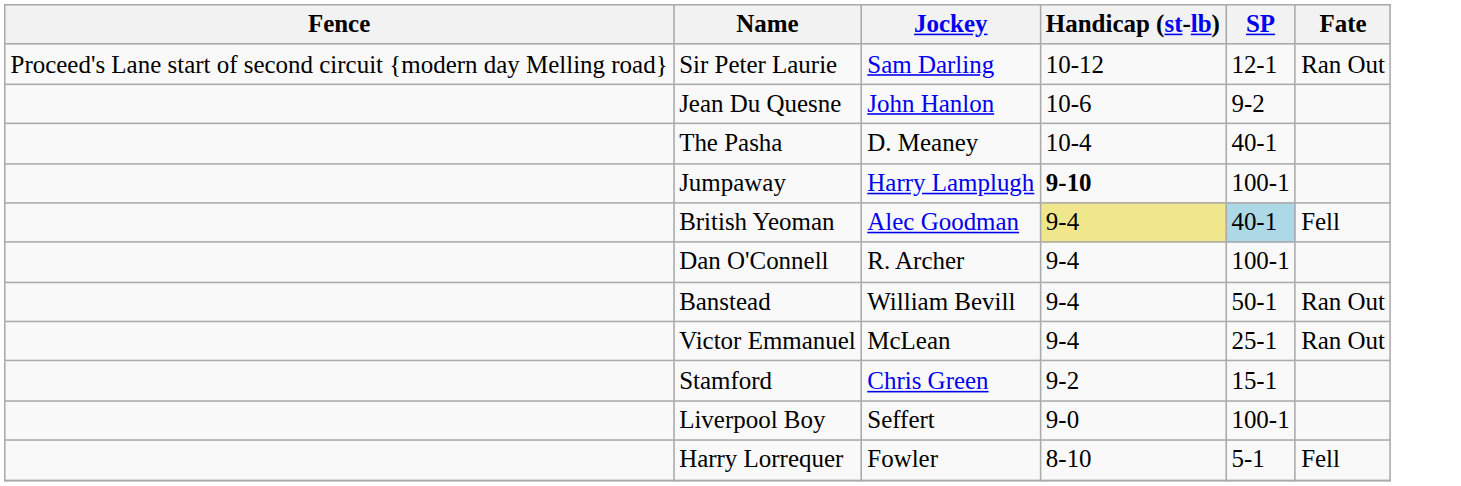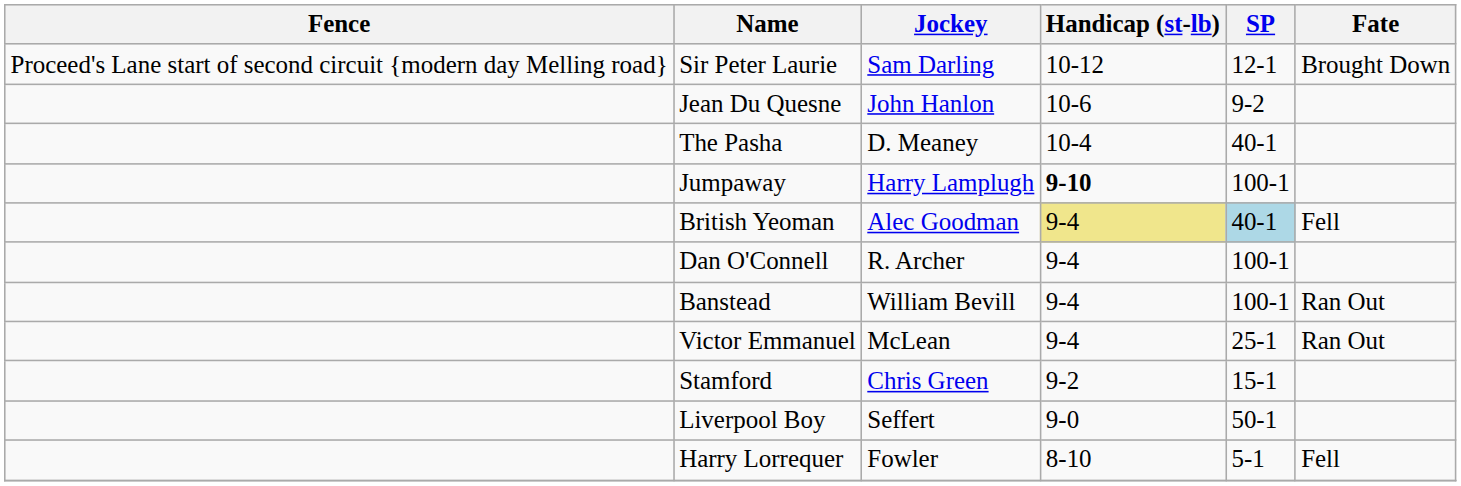(1343, 63) Ran Out -> (1376, 63) Brought Down
(1254, 301) 50-1 -> (1261, 301) 100-1
(1261, 420) 100-1 -> (1254, 420) 50-1
